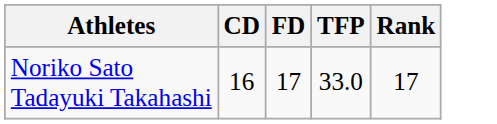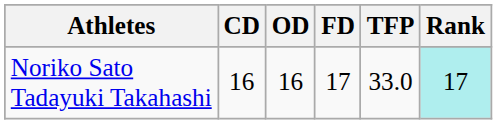+ column: (291, 25)
(406, 82) no background -> (456, 82) paleturquoise background
